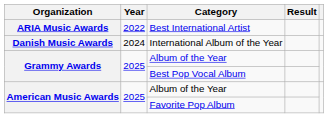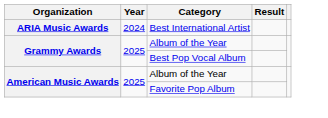(134, 27) 2022 -> (134, 27) 2024
- row: (63, 43)
